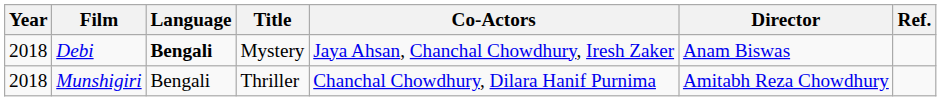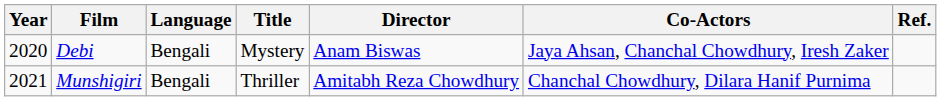columns swapped: (786, 19) <-> (494, 19)
(28, 50) 2018 -> (28, 50) 2020
(181, 50) bold -> (180, 50) normal
(28, 80) 2018 -> (28, 80) 2021
